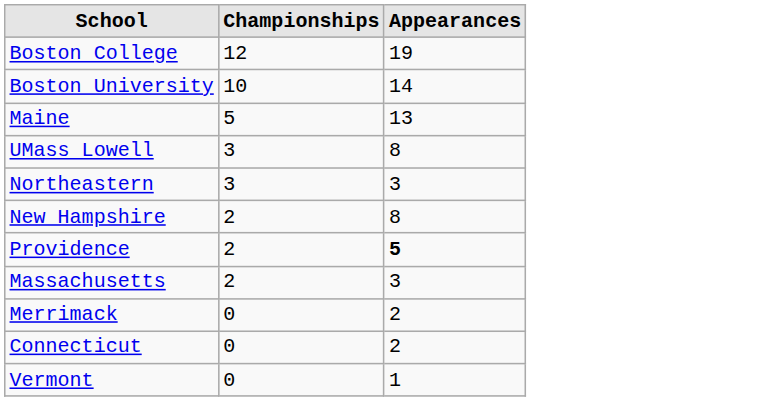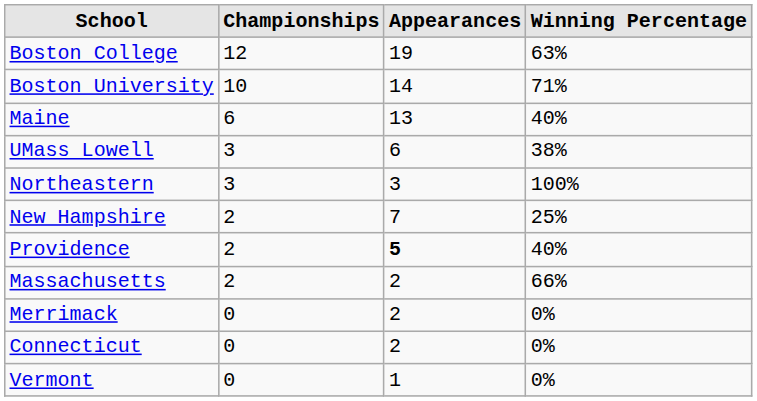+ column: (639, 21)
(229, 119) 5 -> (229, 119) 6
(395, 152) 8 -> (395, 152) 6
(395, 217) 8 -> (395, 217) 7
(395, 282) 3 -> (395, 282) 2
